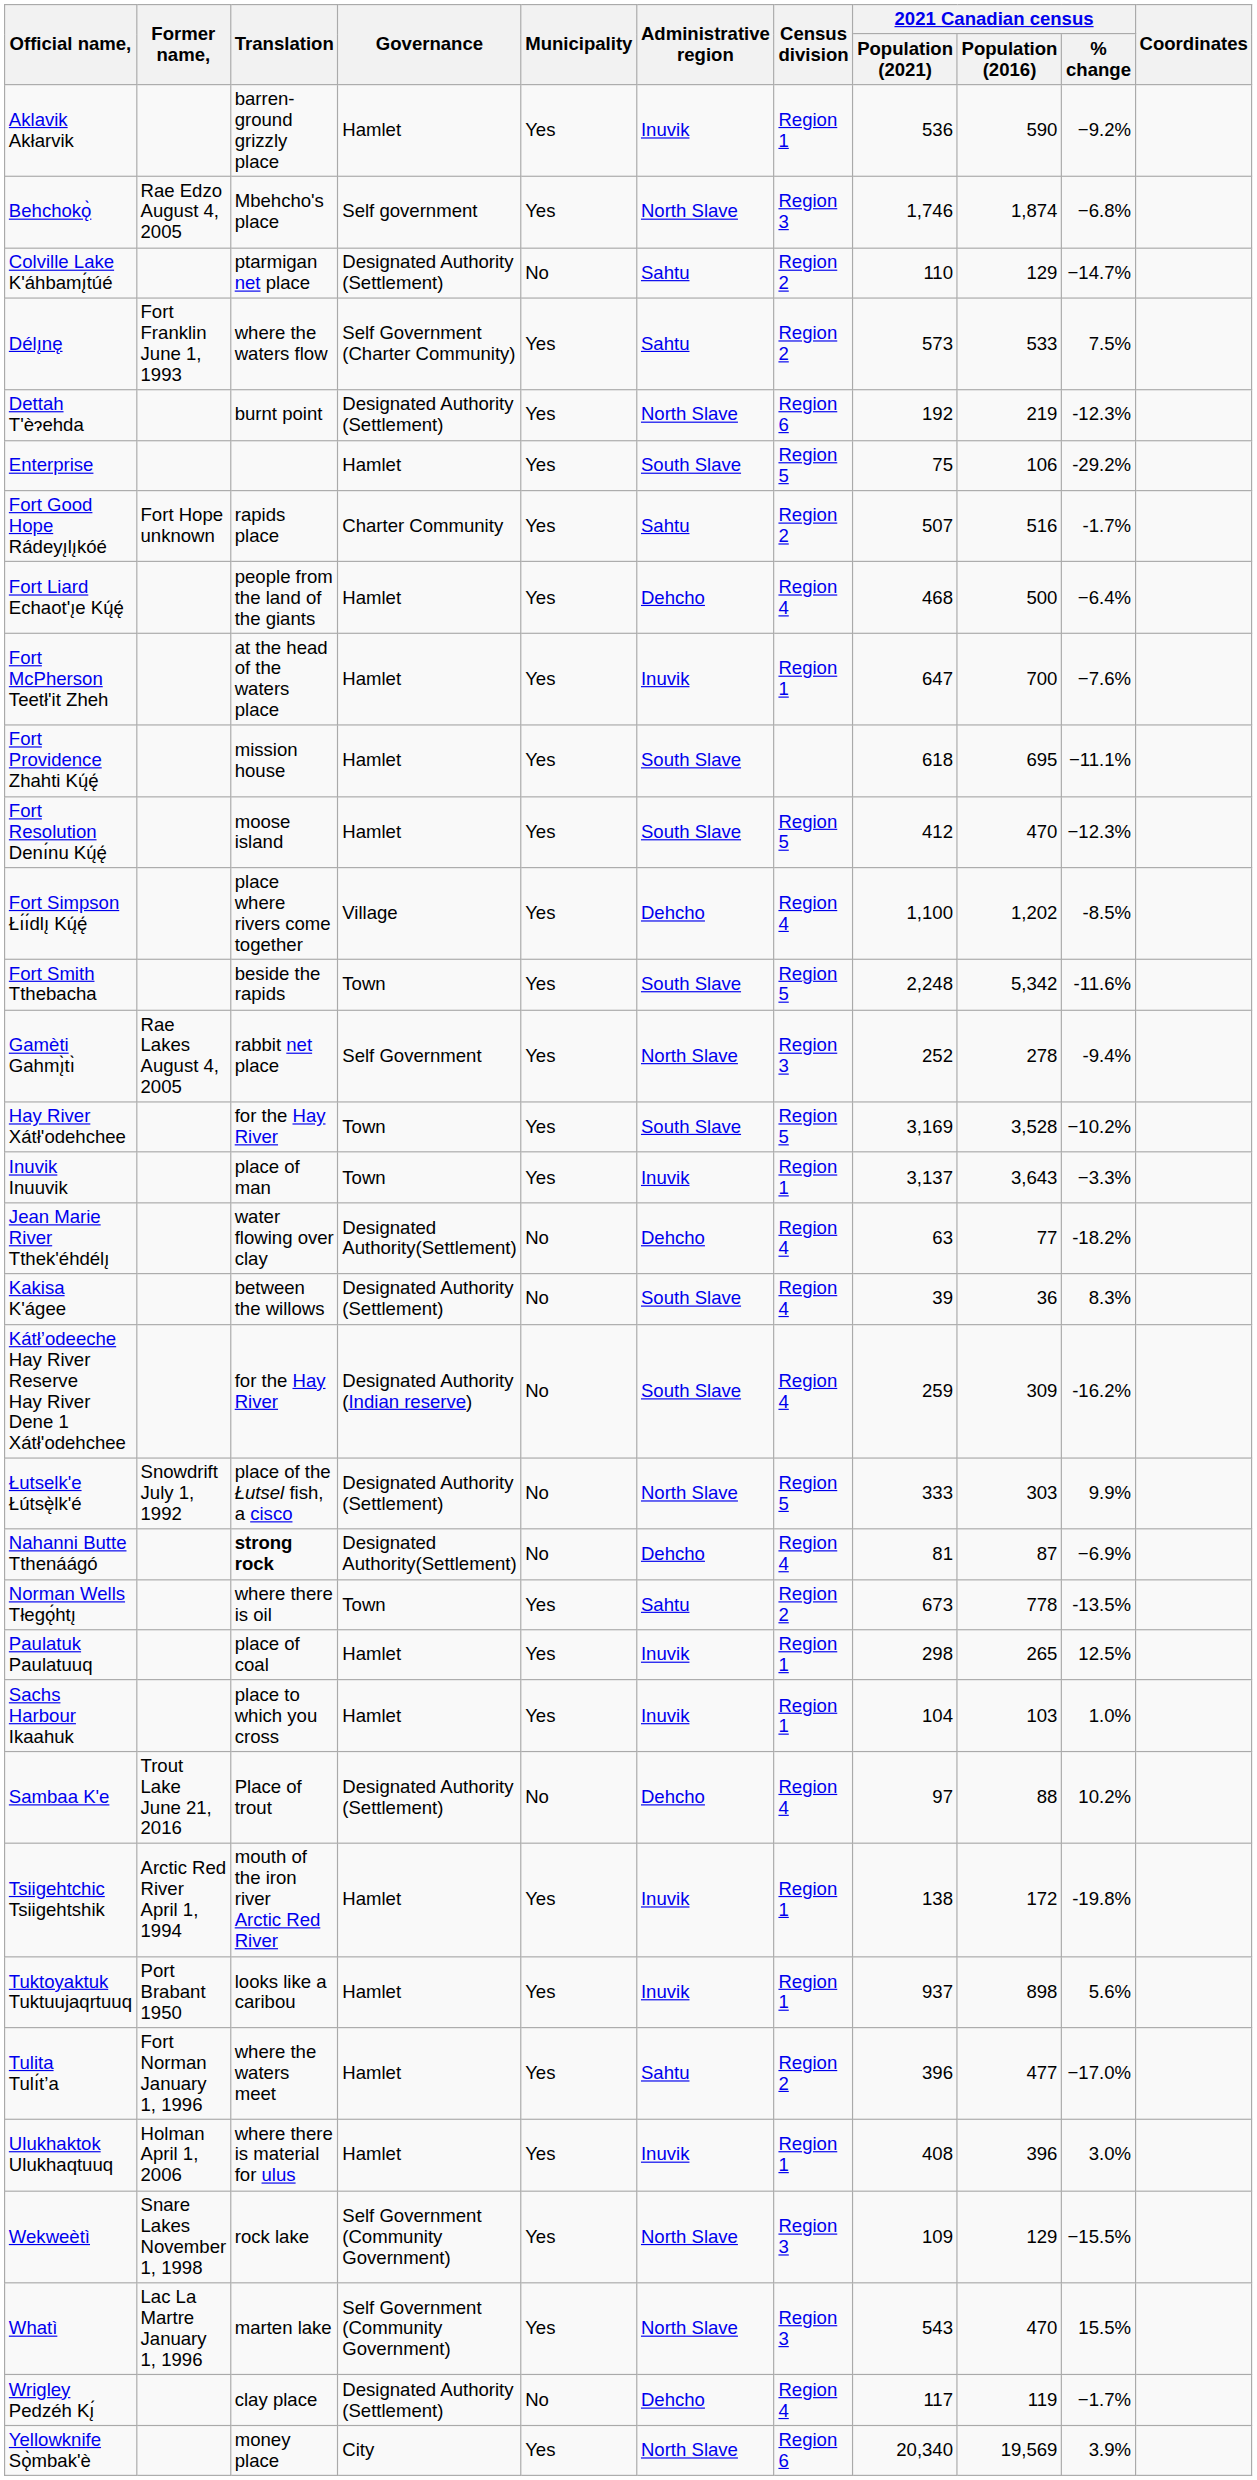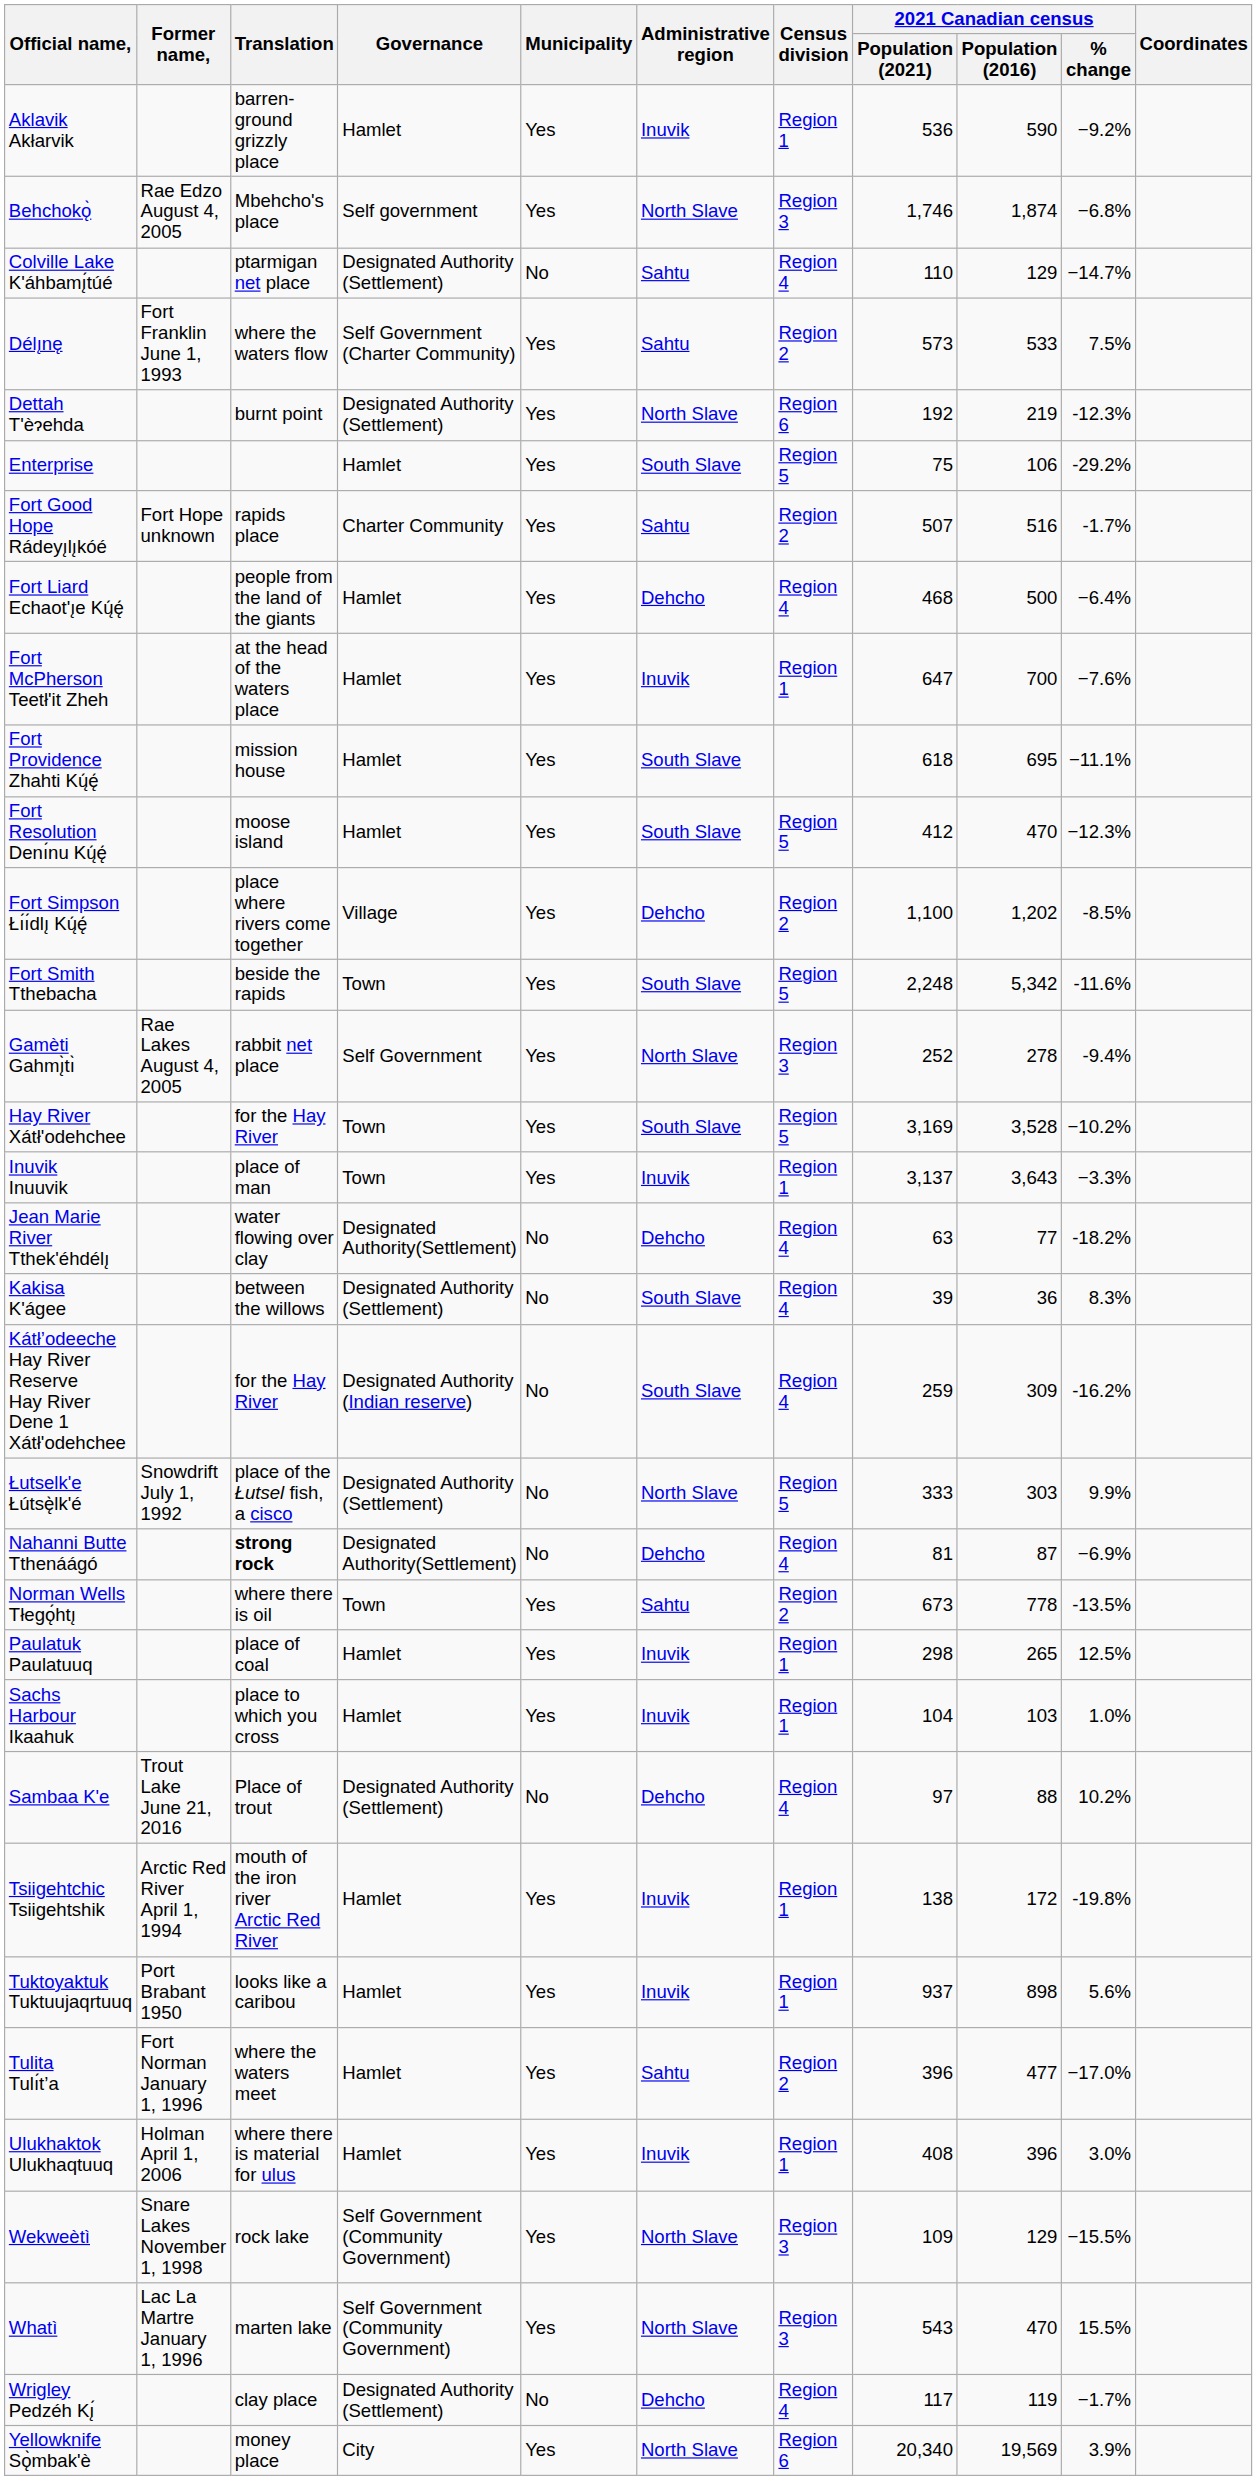(808, 272) Region 2 -> (808, 272) Region 4
(808, 913) Region 4 -> (808, 913) Region 2
